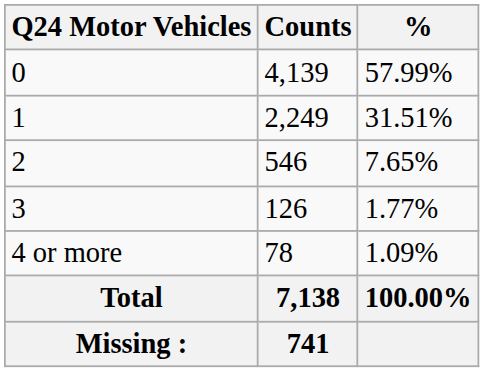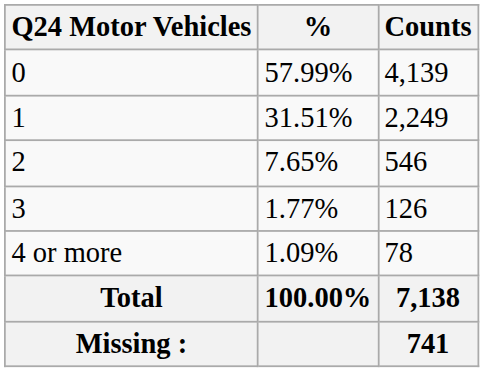columns swapped: (308, 27) <-> (418, 27)
